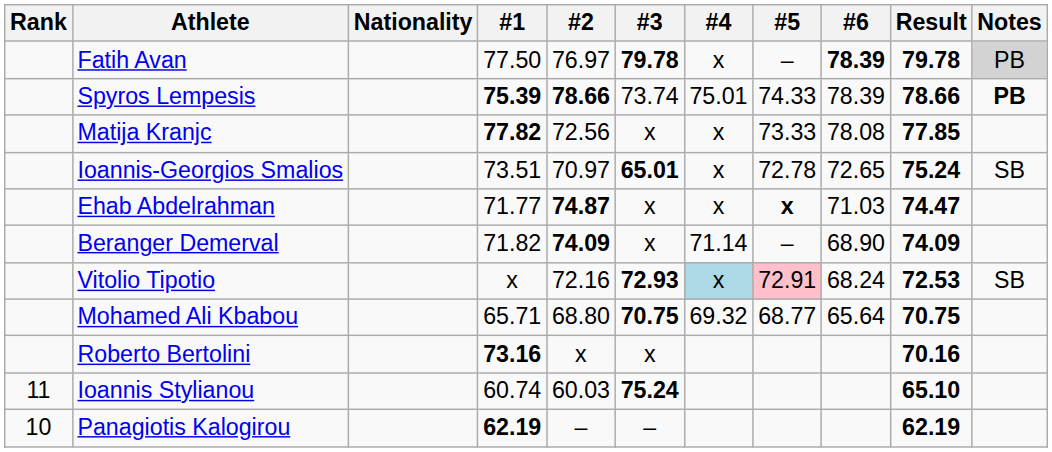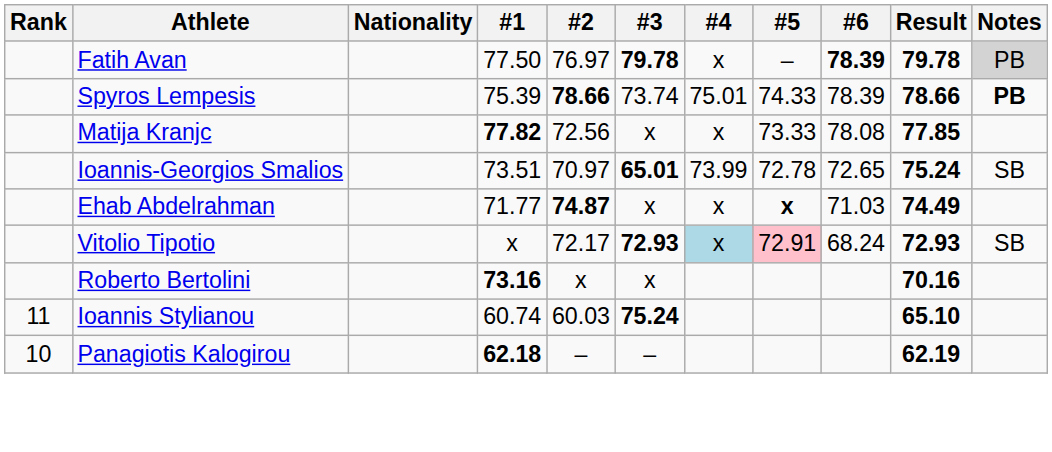(512, 96) bold -> (512, 96) normal
(718, 170) x -> (718, 170) 73.99
(931, 206) 74.47 -> (931, 206) 74.49
- row: (178, 243)
(581, 280) 72.16 -> (581, 243) 72.17
(931, 280) 72.53 -> (931, 243) 72.93
- row: (188, 317)
(512, 427) 62.19 -> (512, 354) 62.18
